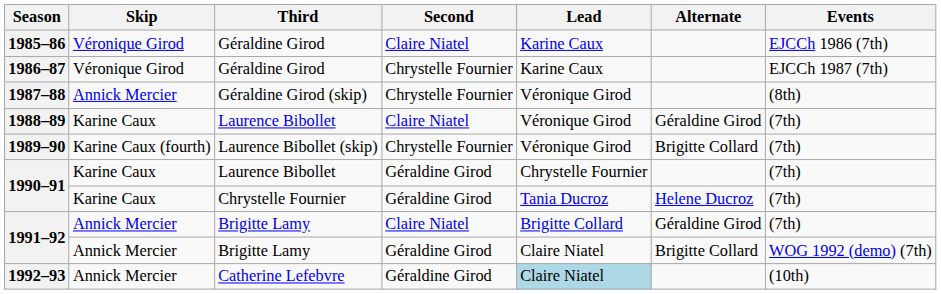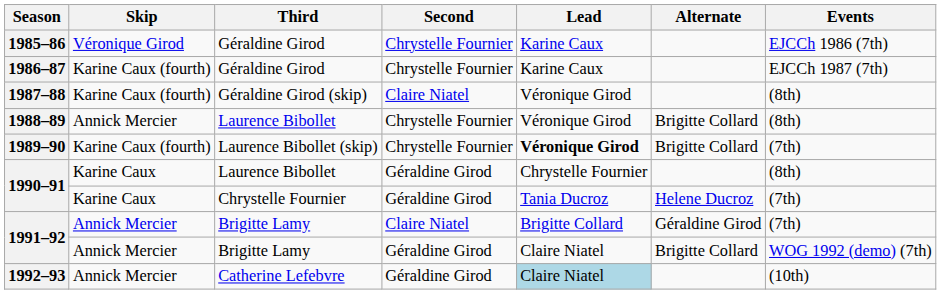(427, 43) Claire Niatel -> (449, 43) Chrystelle Fournier
(128, 69) Véronique Girod -> (142, 69) Karine Caux (fourth)
(125, 95) Annick Mercier -> (142, 95) Karine Caux (fourth)
(449, 95) Chrystelle Fournier -> (427, 95) Claire Niatel
(114, 120) Karine Caux -> (125, 120) Annick Mercier
(427, 120) Claire Niatel -> (449, 120) Chrystelle Fournier
(708, 120) Géraldine Girod -> (706, 120) Brigitte Collard
(785, 120) (7th) -> (785, 120) (8th)
(576, 146) normal -> (579, 146) bold
(785, 172) (7th) -> (785, 172) (8th)
